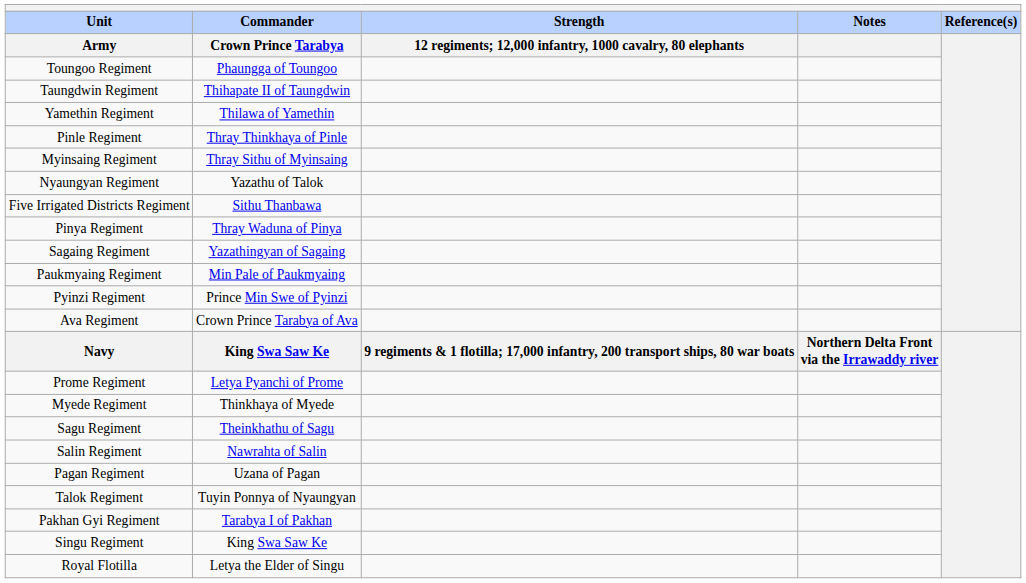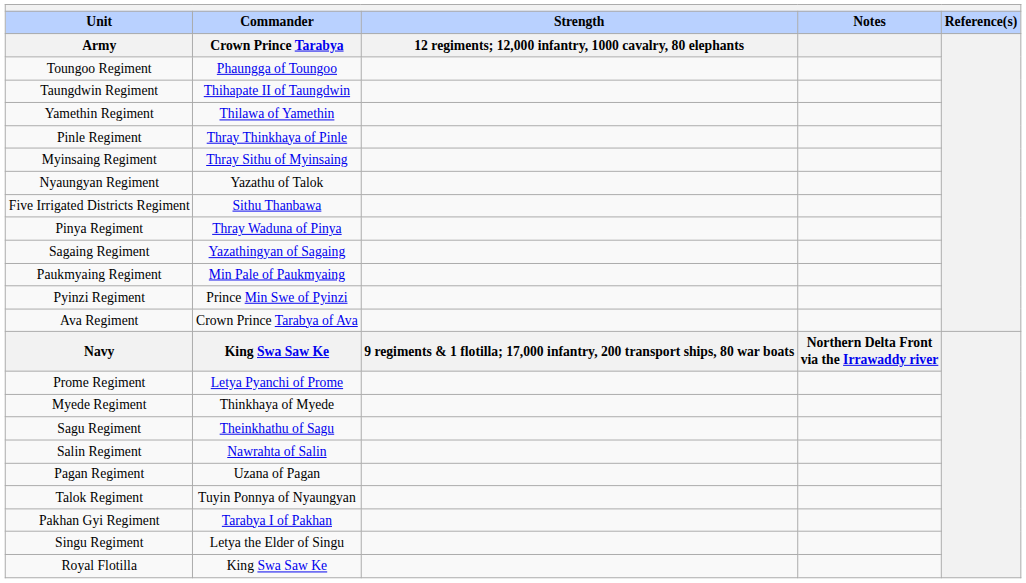(277, 543) King Swa Saw Ke -> (277, 543) Letya the Elder of Singu
(277, 565) Letya the Elder of Singu -> (277, 565) King Swa Saw Ke
